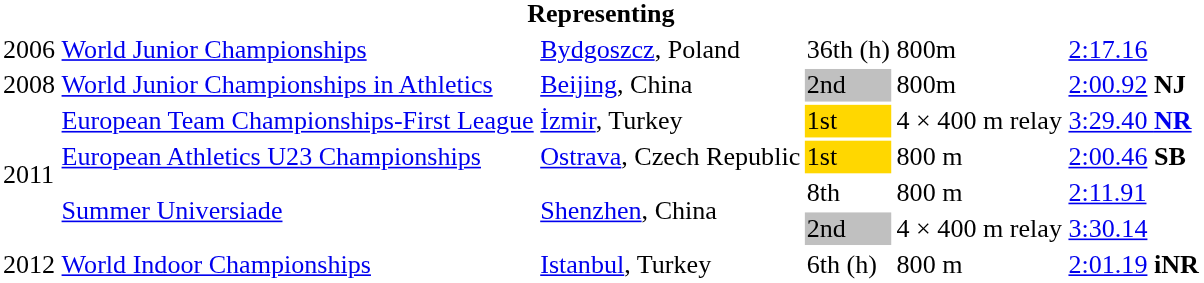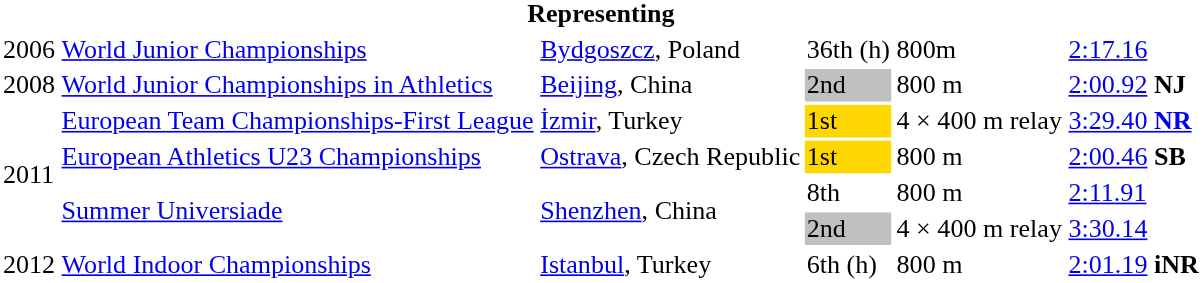(926, 84) 800m -> (930, 84) 800 m
